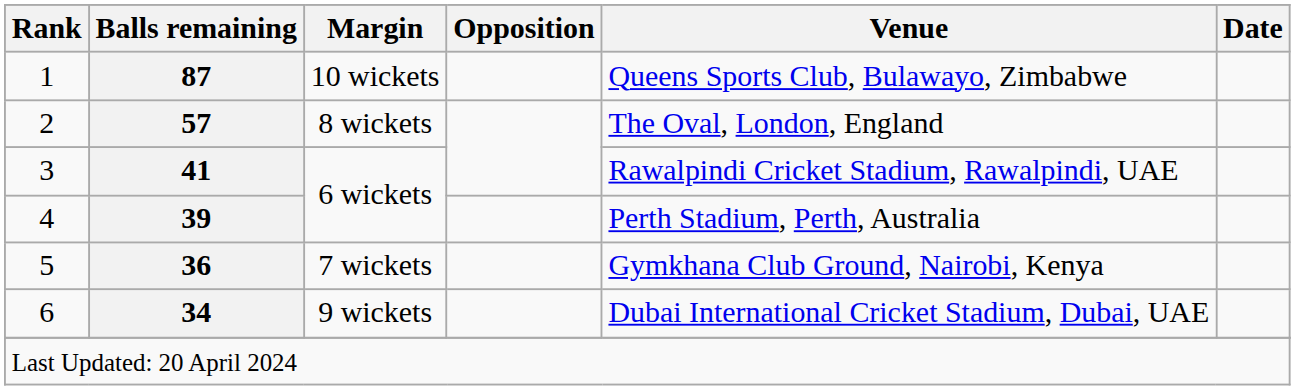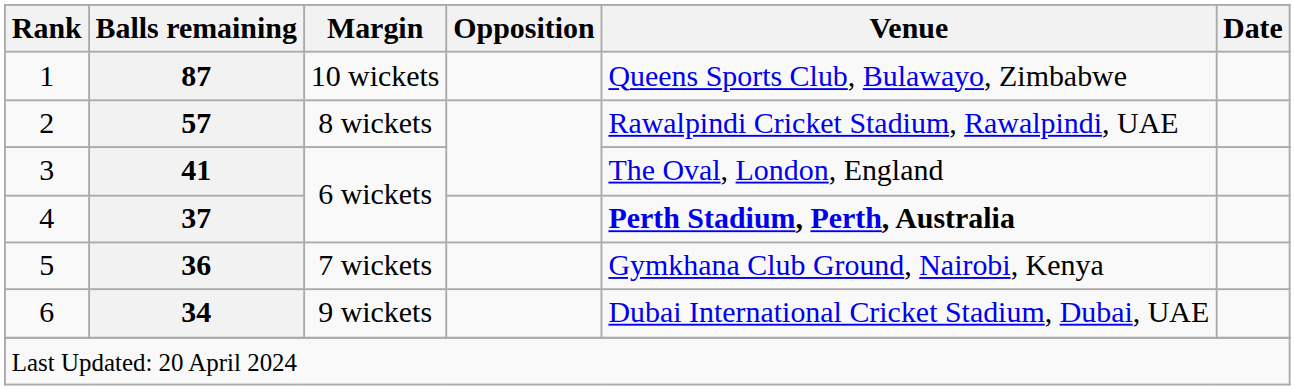(776, 123) The Oval, London, England -> (893, 123) Rawalpindi Cricket Stadium, Rawalpindi, UAE
(893, 170) Rawalpindi Cricket Stadium, Rawalpindi, UAE -> (776, 170) The Oval, London, England
(196, 218) 39 -> (196, 218) 37
(794, 218) normal -> (812, 218) bold
